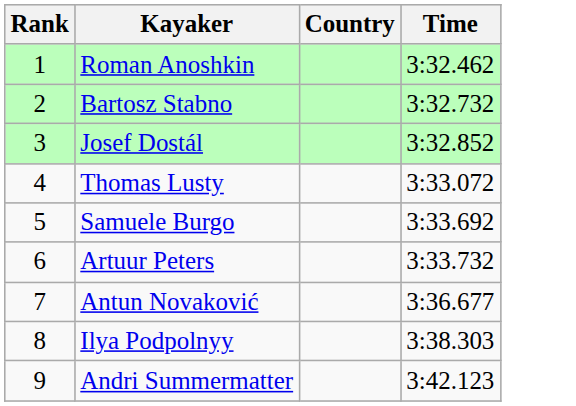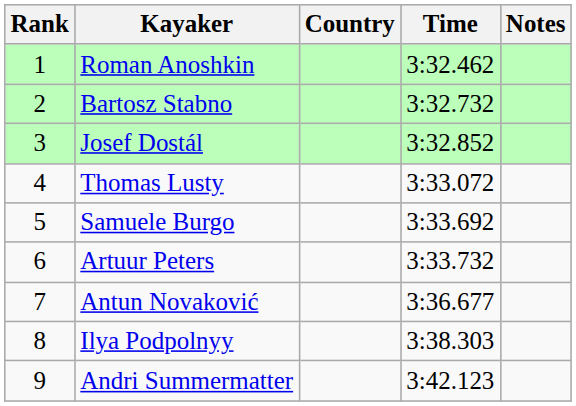+ column: (536, 24)
